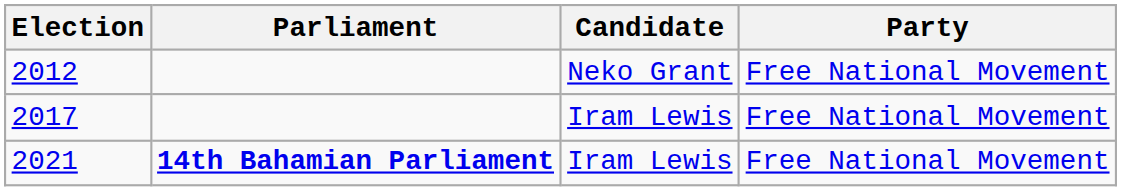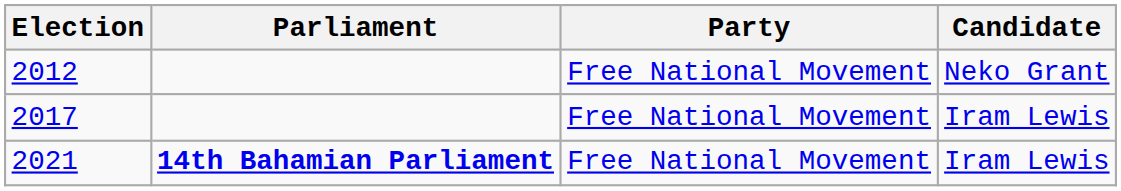columns swapped: (650, 28) <-> (928, 28)
